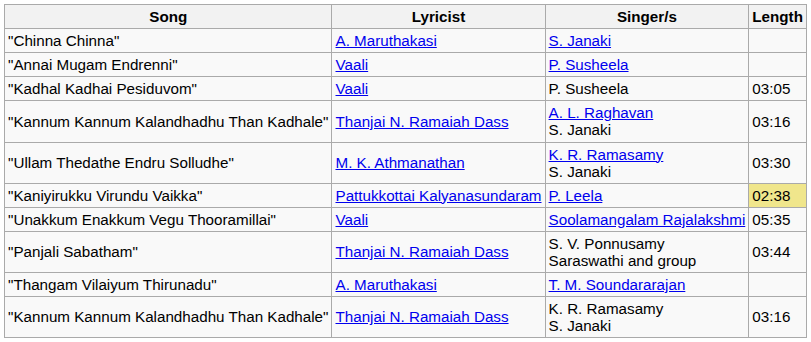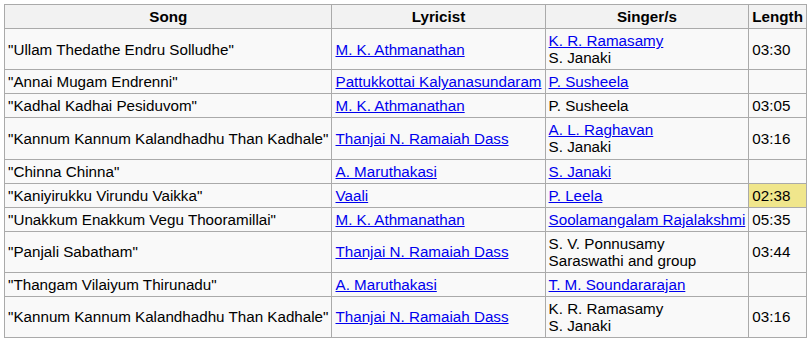rows swapped: (64, 41) <-> (121, 163)
(352, 65) Vaali -> (438, 82) Pattukkottai Kalyanasundaram
(352, 89) Vaali -> (400, 106) M. K. Athmanathan
(438, 195) Pattukkottai Kalyanasundaram -> (352, 195) Vaali
(352, 219) Vaali -> (400, 219) M. K. Athmanathan
